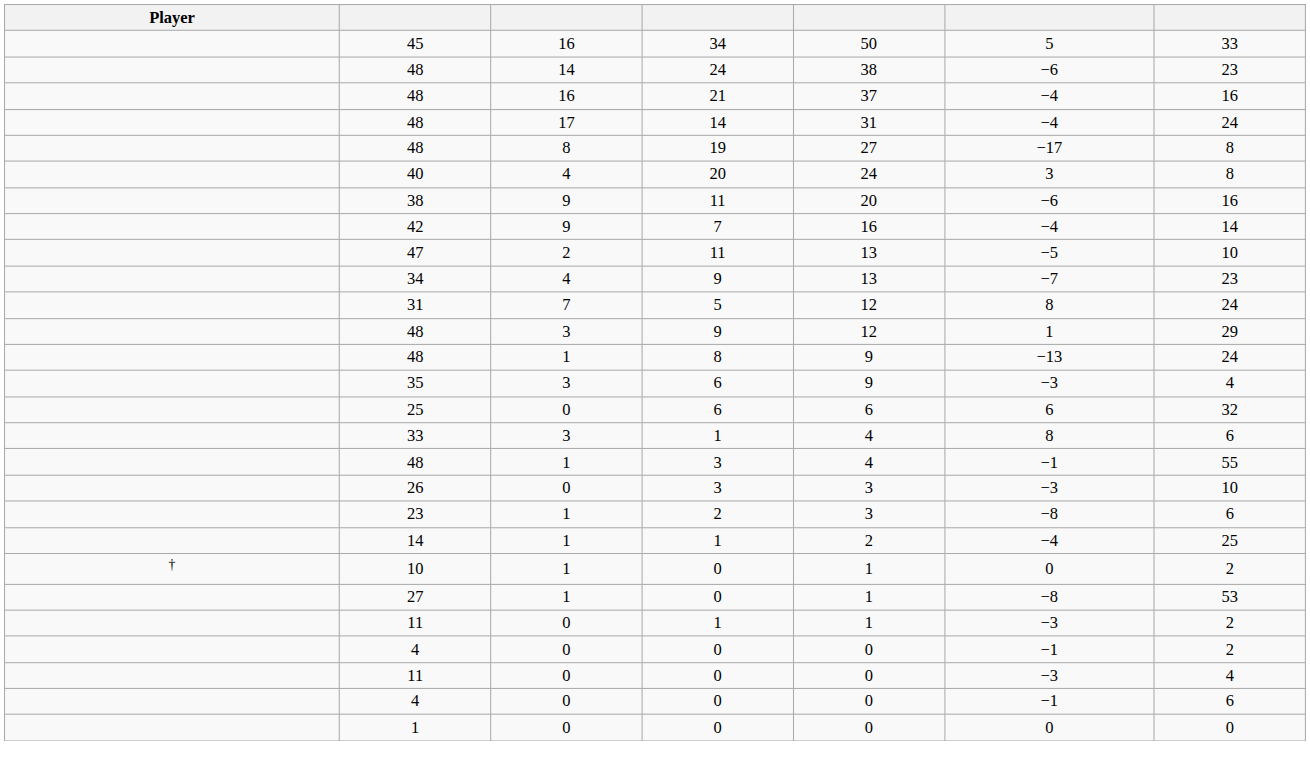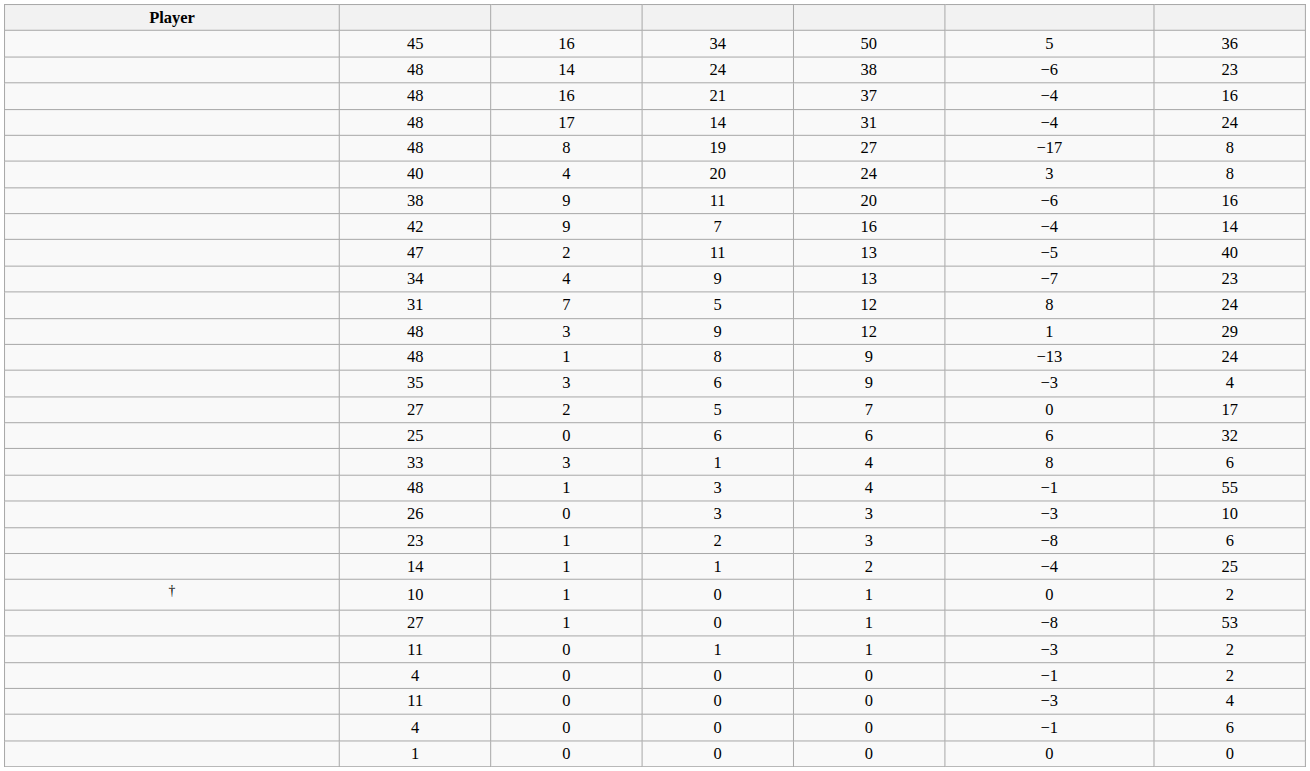(1230, 43) 33 -> (1230, 43) 36
(1230, 252) 10 -> (1230, 252) 40
+ row: (415, 409)
